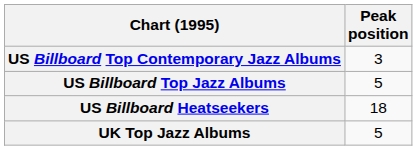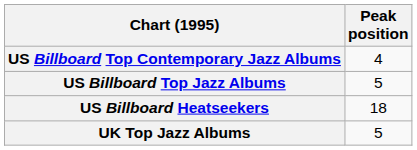(378, 58) 3 -> (378, 58) 4
